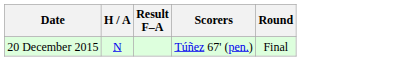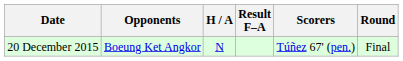+ column: (152, 20)
